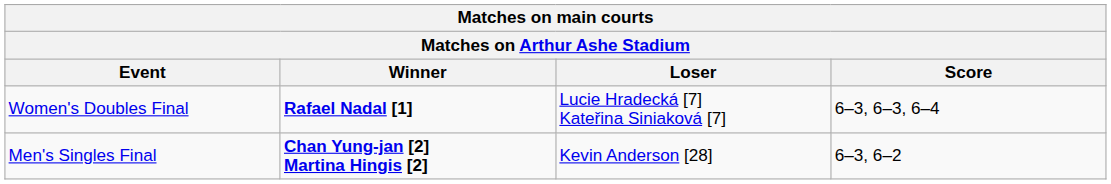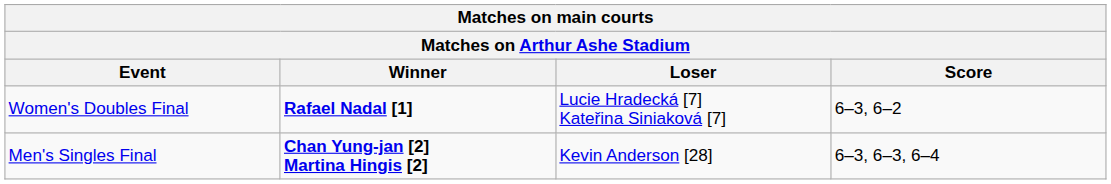(887, 109) 6–3, 6–3, 6–4 -> (868, 109) 6–3, 6–2
(868, 155) 6–3, 6–2 -> (887, 155) 6–3, 6–3, 6–4
